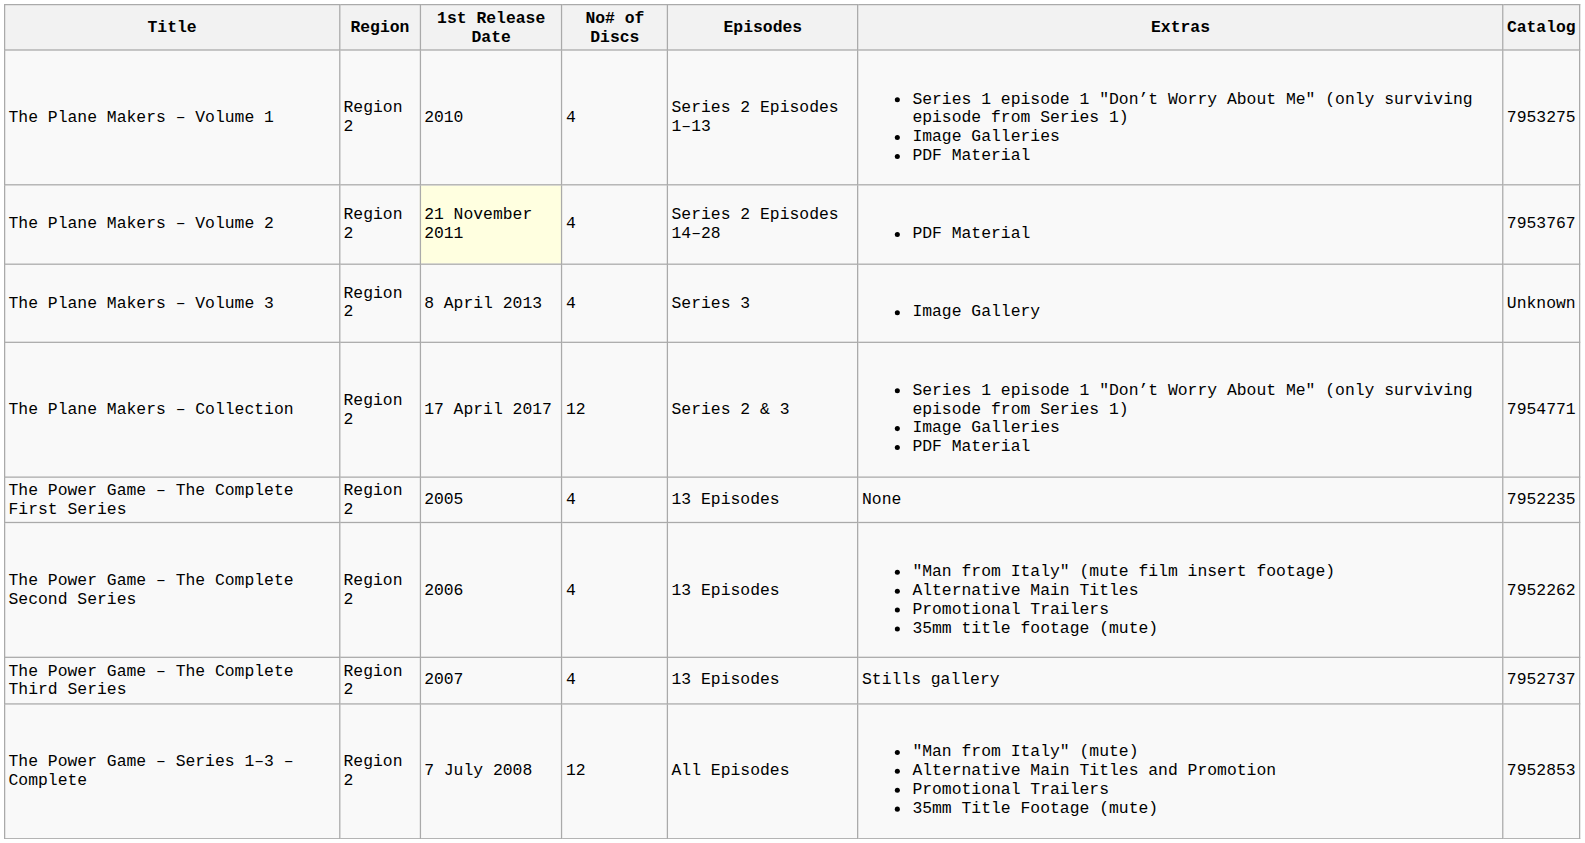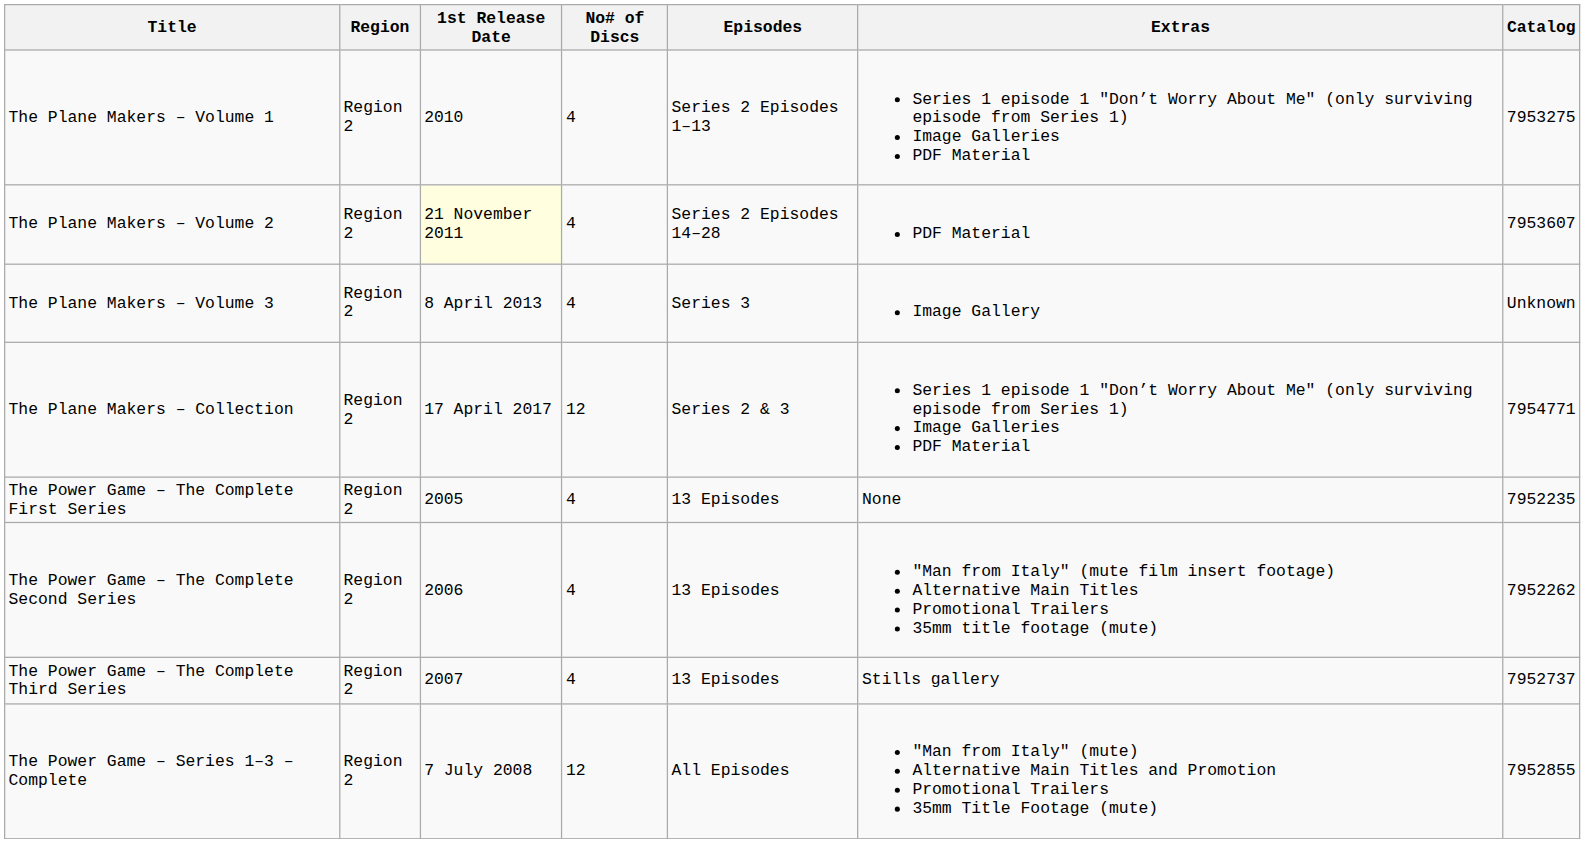(1541, 224) 7953767 -> (1541, 224) 7953607
(1541, 771) 7952853 -> (1541, 771) 7952855
